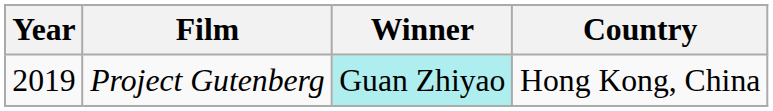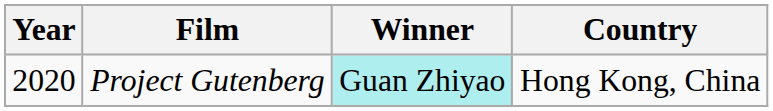(44, 79) 2019 -> (44, 79) 2020
